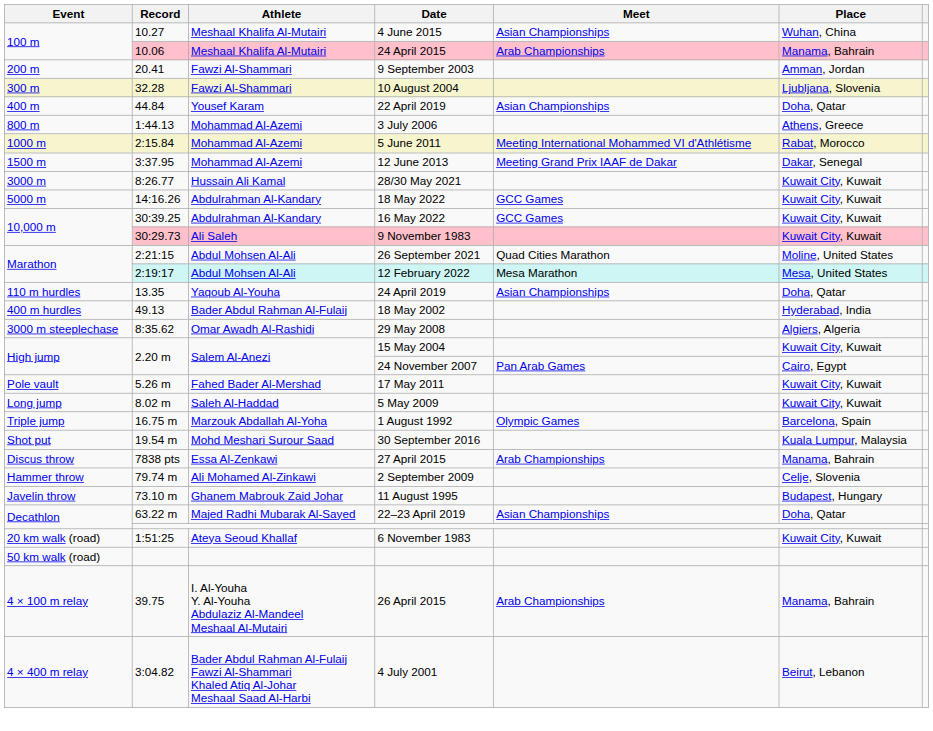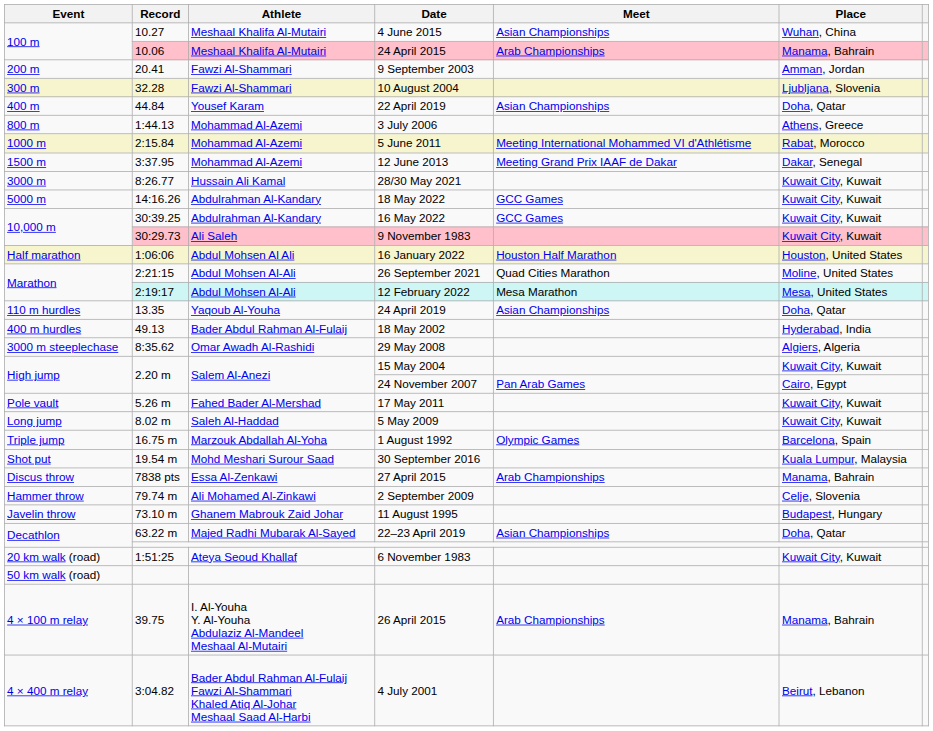+ row: (44, 255)
